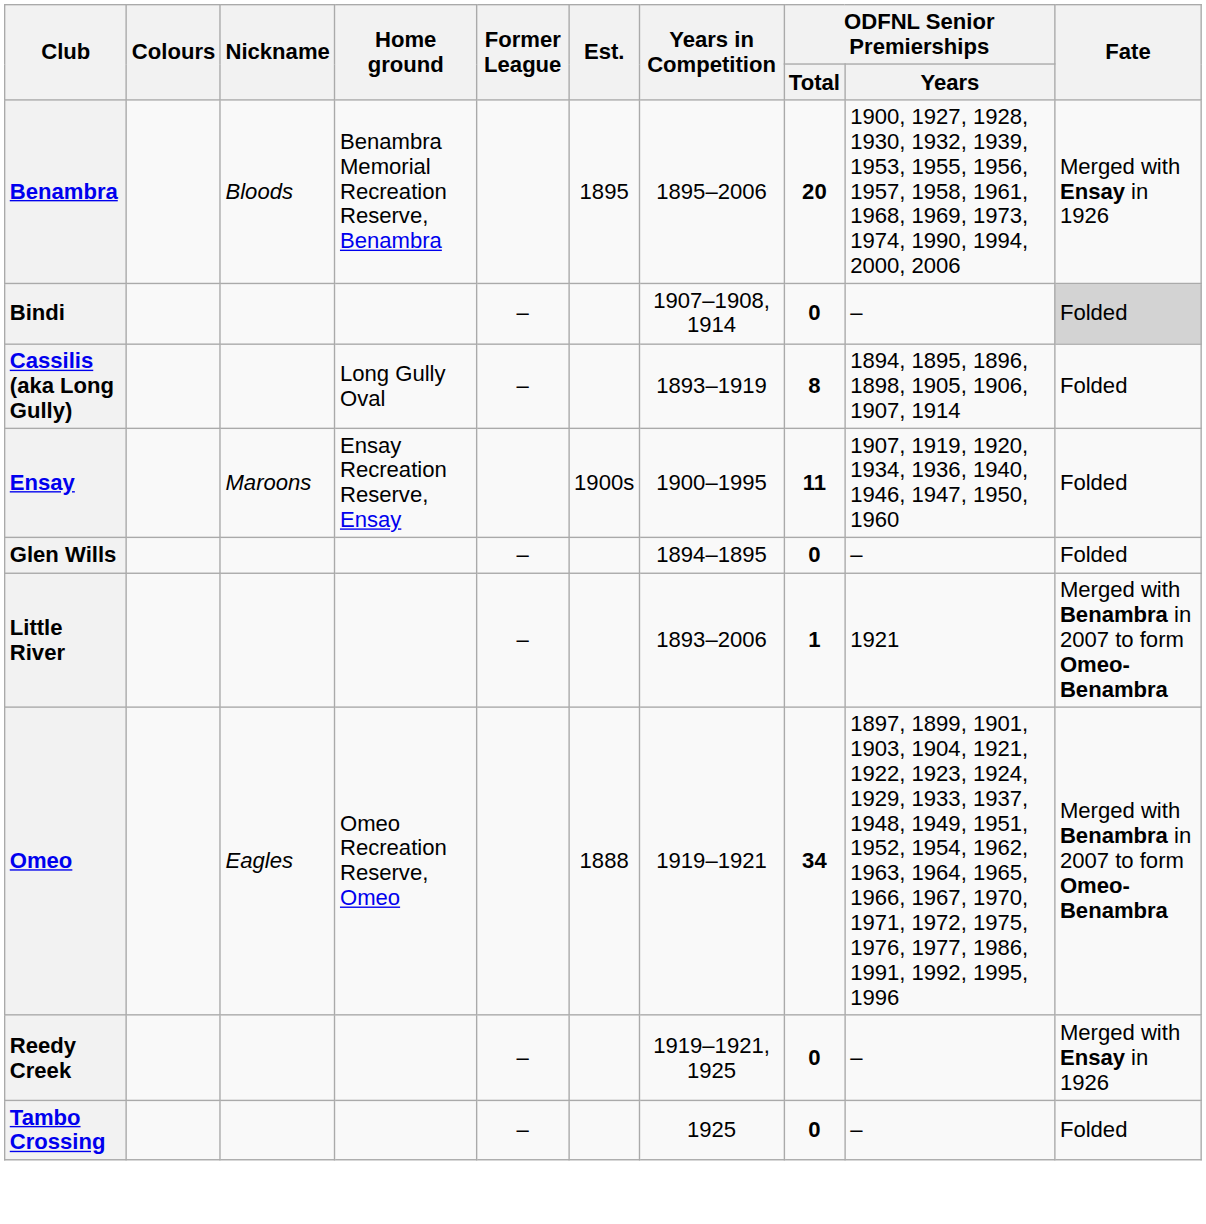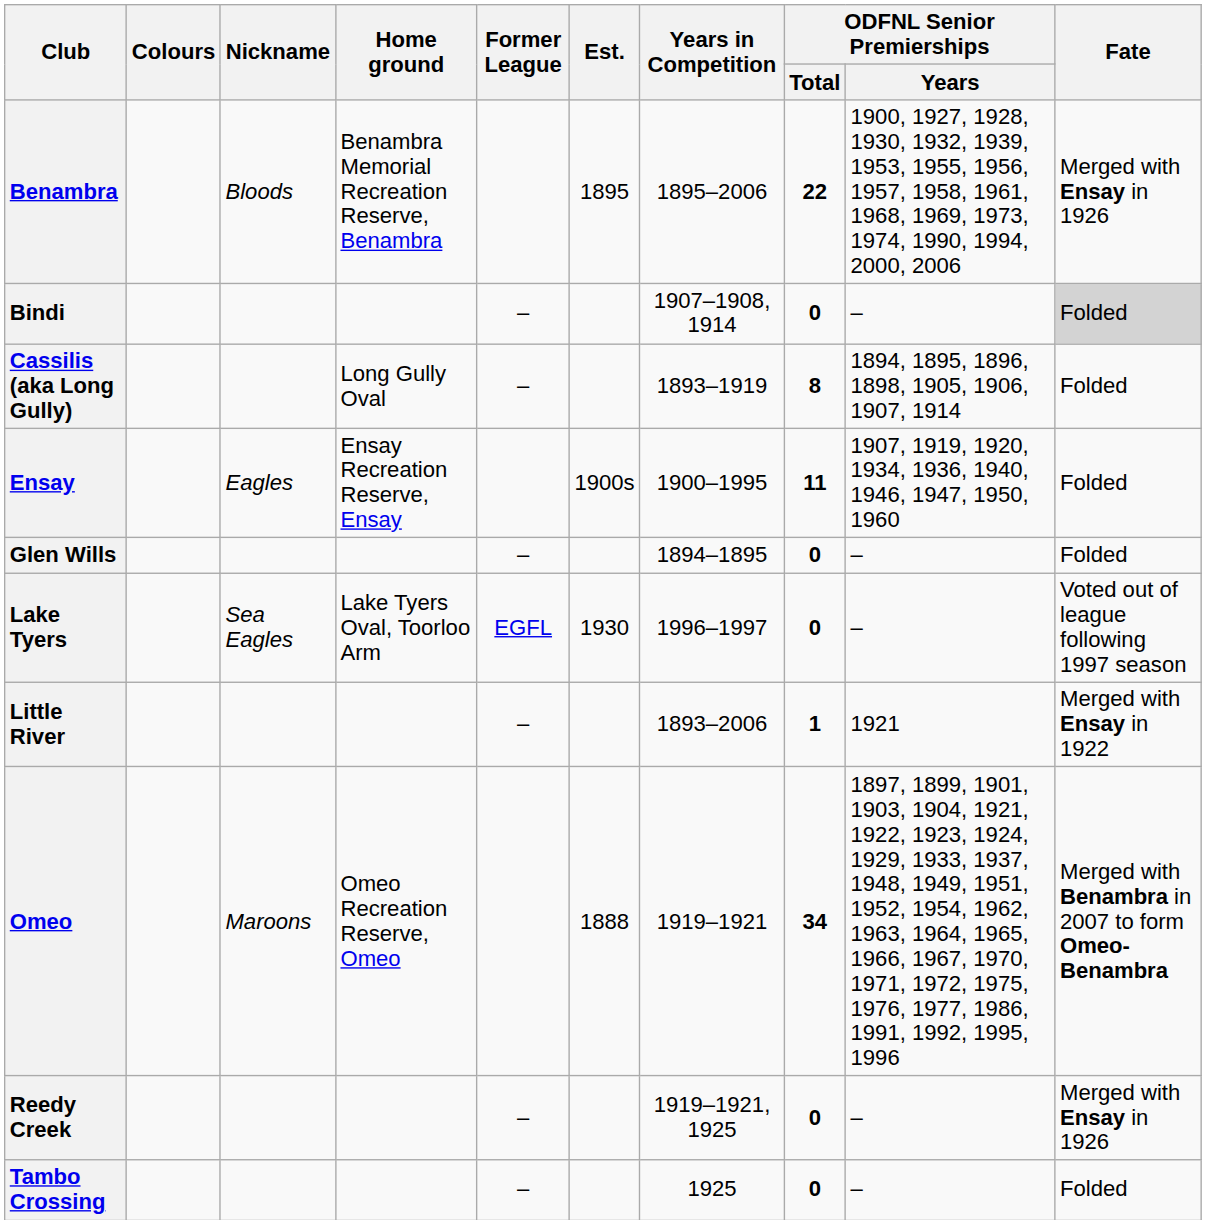(814, 191) 20 -> (815, 191) 22
(268, 482) Maroons -> (259, 482) Eagles
+ row: (38, 627)
(1126, 639) Merged with Benambra in 2007 to form Omeo-Benambra -> (1120, 724) Merged with Ensay in 1922
(259, 861) Eagles -> (268, 920) Maroons
